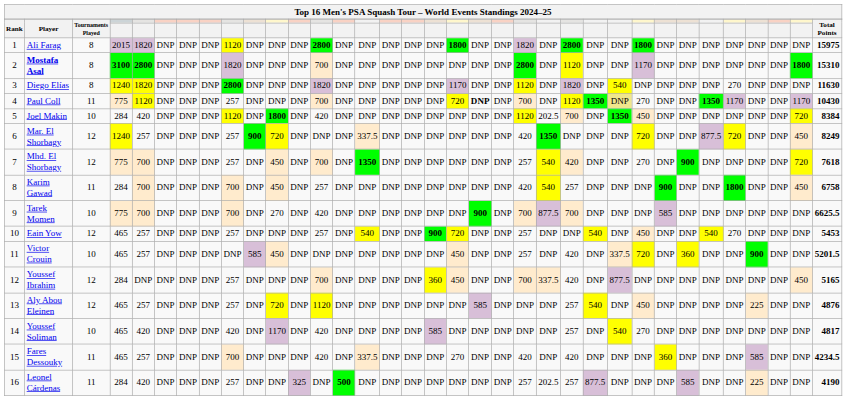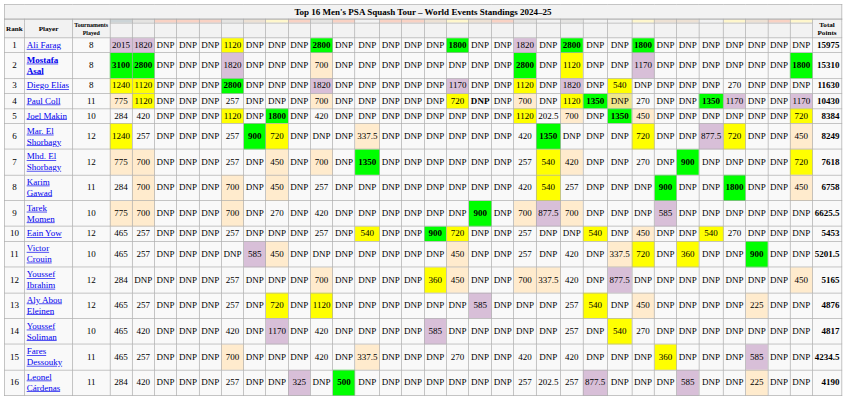(143, 86) 1820 -> (143, 86) 1120
